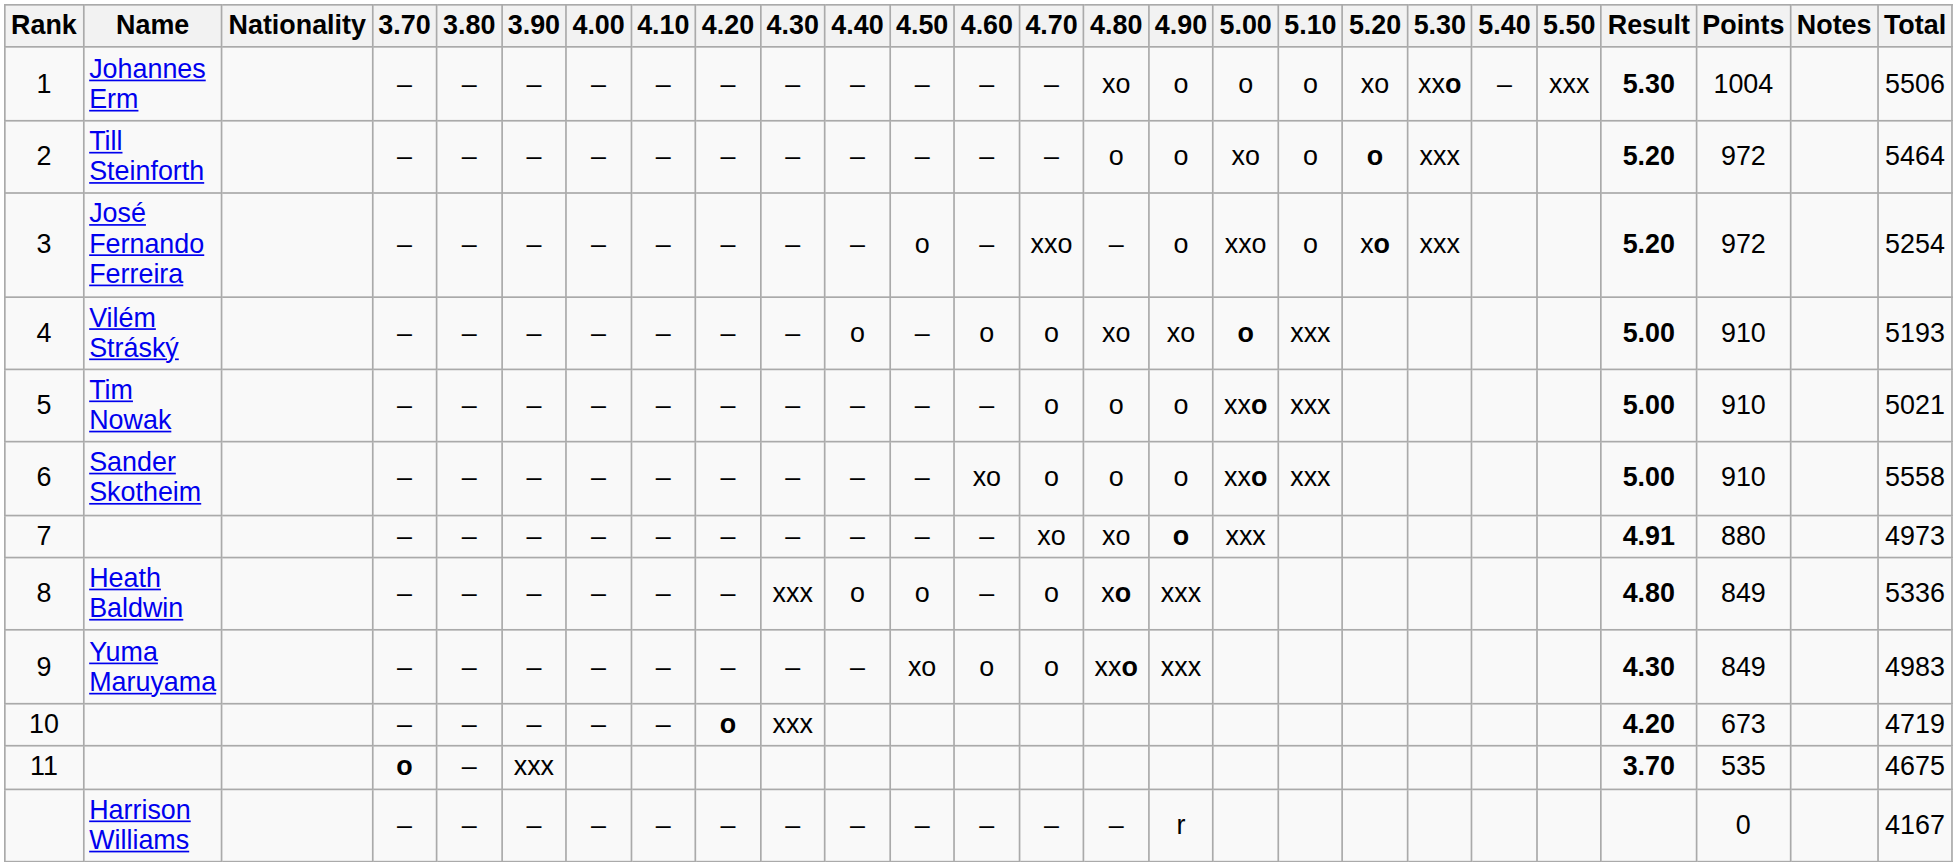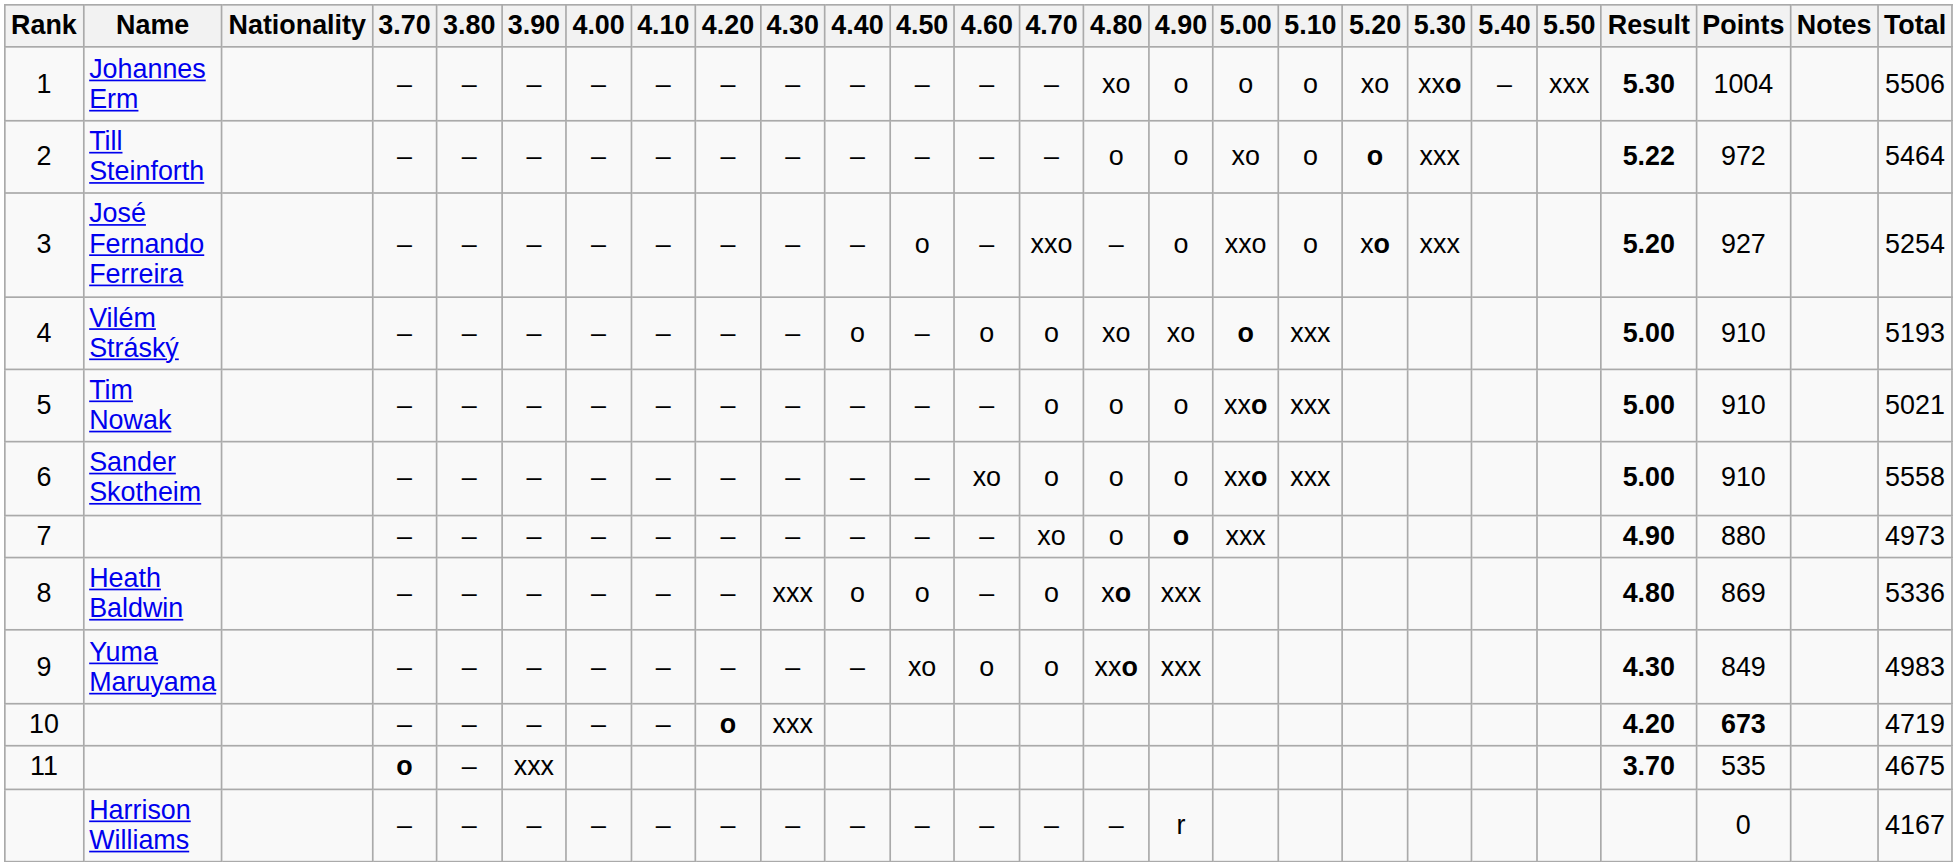(1649, 156) 5.20 -> (1649, 156) 5.22
(1743, 244) 972 -> (1743, 244) 927
(1116, 535) xo -> (1116, 535) o
(1649, 535) 4.91 -> (1649, 535) 4.90
(1743, 593) 849 -> (1743, 593) 869
(1743, 724) normal -> (1743, 724) bold
